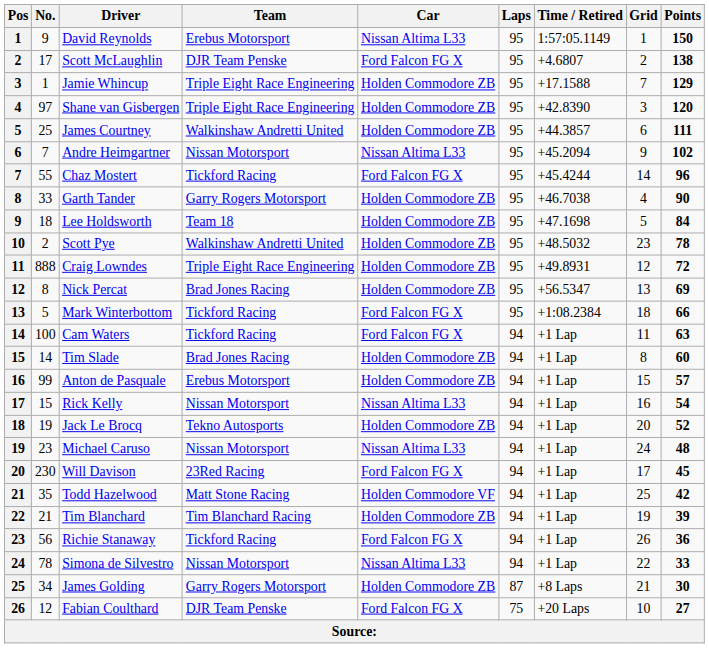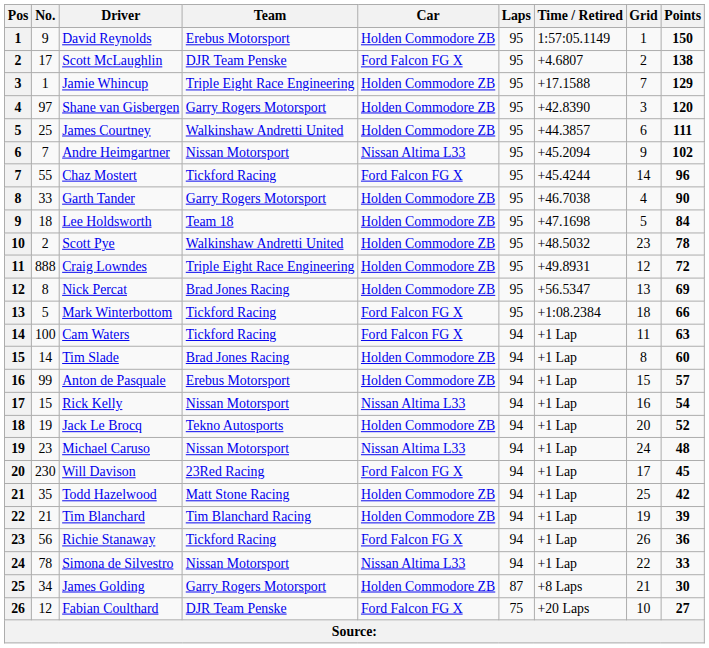(413, 39) Nissan Altima L33 -> (428, 39) Holden Commodore ZB
(270, 107) Triple Eight Race Engineering -> (256, 107) Garry Rogers Motorsport
(428, 495) Holden Commodore VF -> (428, 495) Holden Commodore ZB
